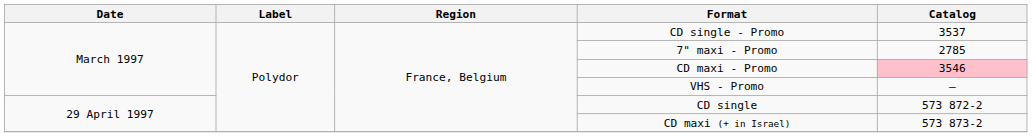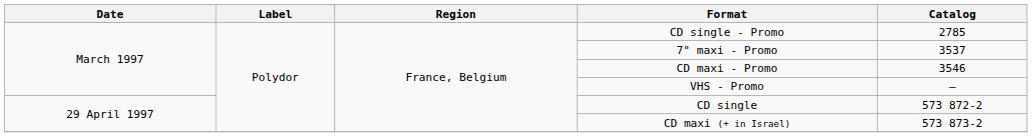(952, 32) 3537 -> (952, 32) 2785
(952, 50) 2785 -> (952, 50) 3537
(952, 68) pink background -> (952, 68) no background
